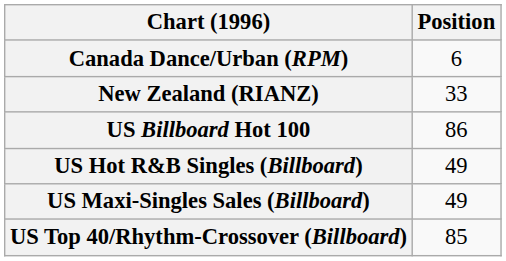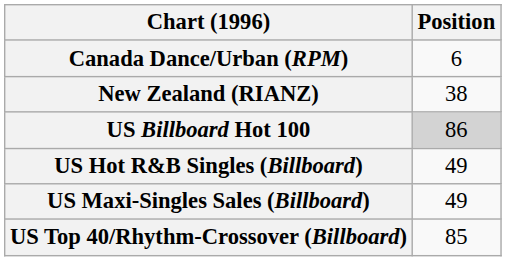(456, 93) 33 -> (456, 93) 38
(456, 129) no background -> (456, 129) lightgrey background
